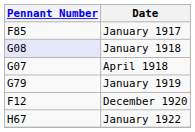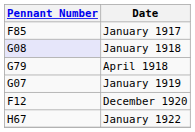(17, 66) G07 -> (17, 66) G79
(17, 84) G79 -> (17, 84) G07
